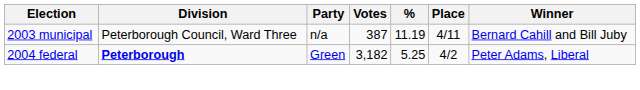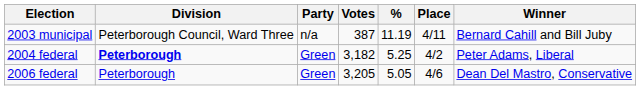+ row: (42, 74)
